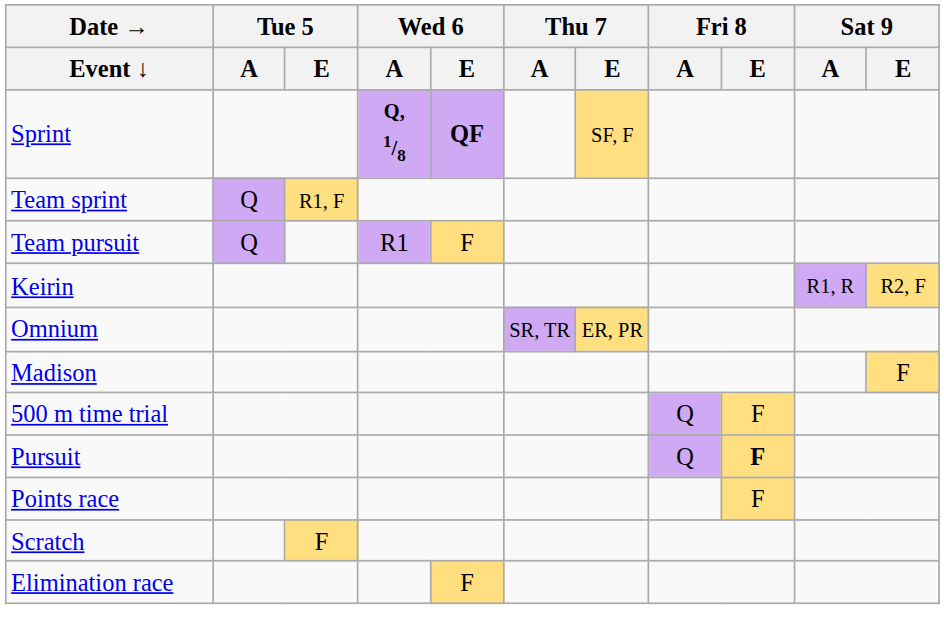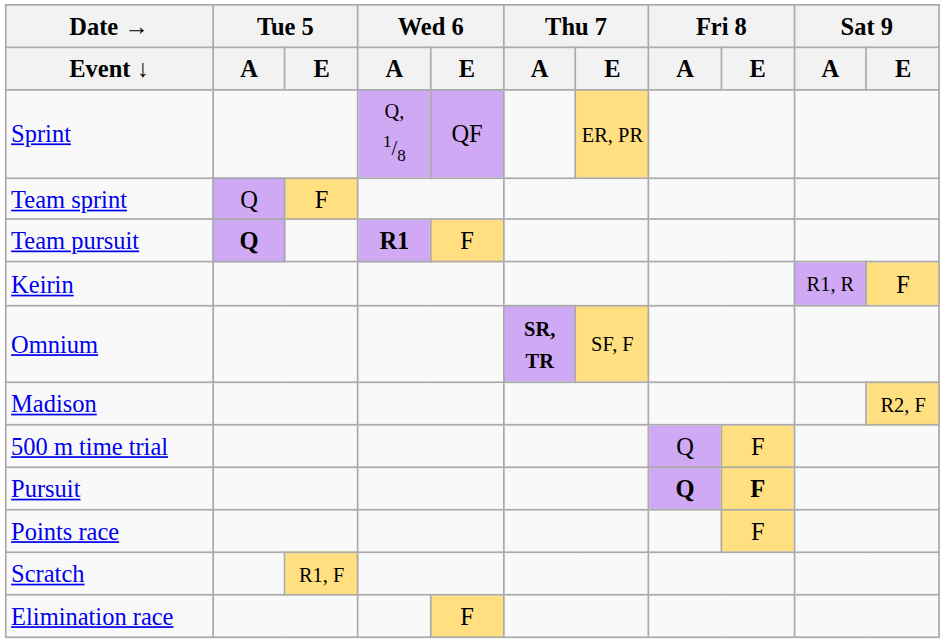(394, 131) bold -> (394, 132) normal
(467, 133) bold -> (467, 133) normal
(612, 134) SF, F -> (612, 134) ER, PR
(322, 200) R1, F -> (322, 199) F
(249, 242) normal -> (249, 241) bold
(394, 242) normal -> (394, 241) bold
(903, 286) R2, F -> (903, 284) F
(540, 330) normal -> (540, 343) bold
(612, 330) ER, PR -> (612, 344) SF, F
(903, 372) F -> (903, 404) R2, F
(685, 456) normal -> (685, 489) bold
(322, 540) F -> (322, 574) R1, F
